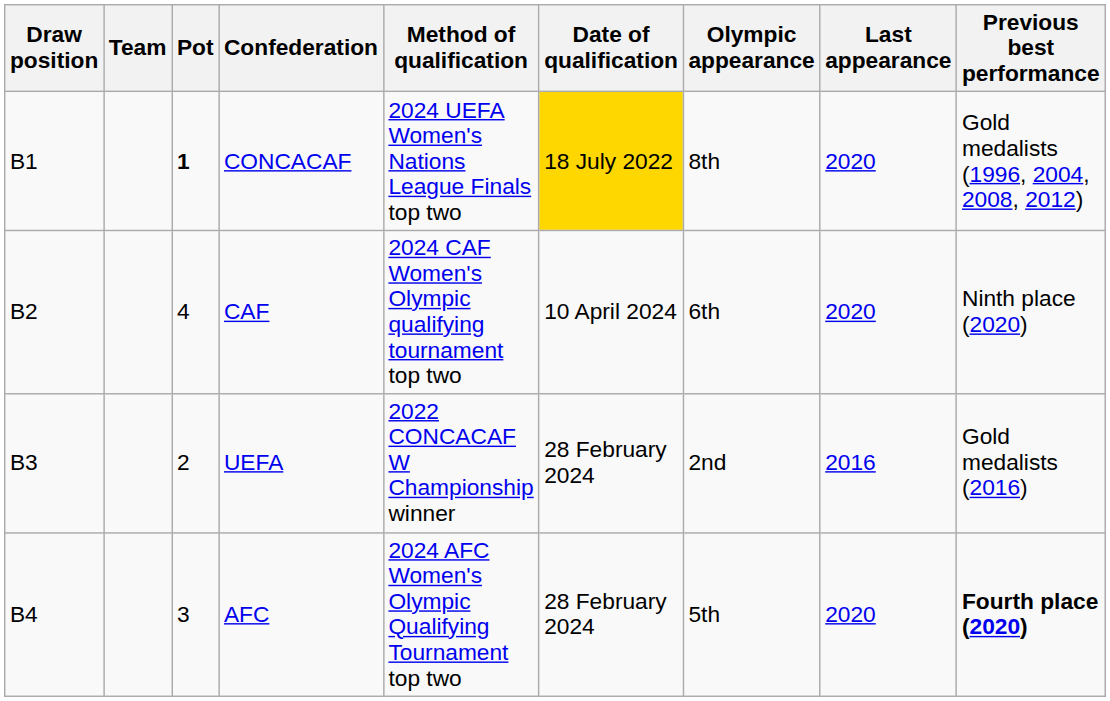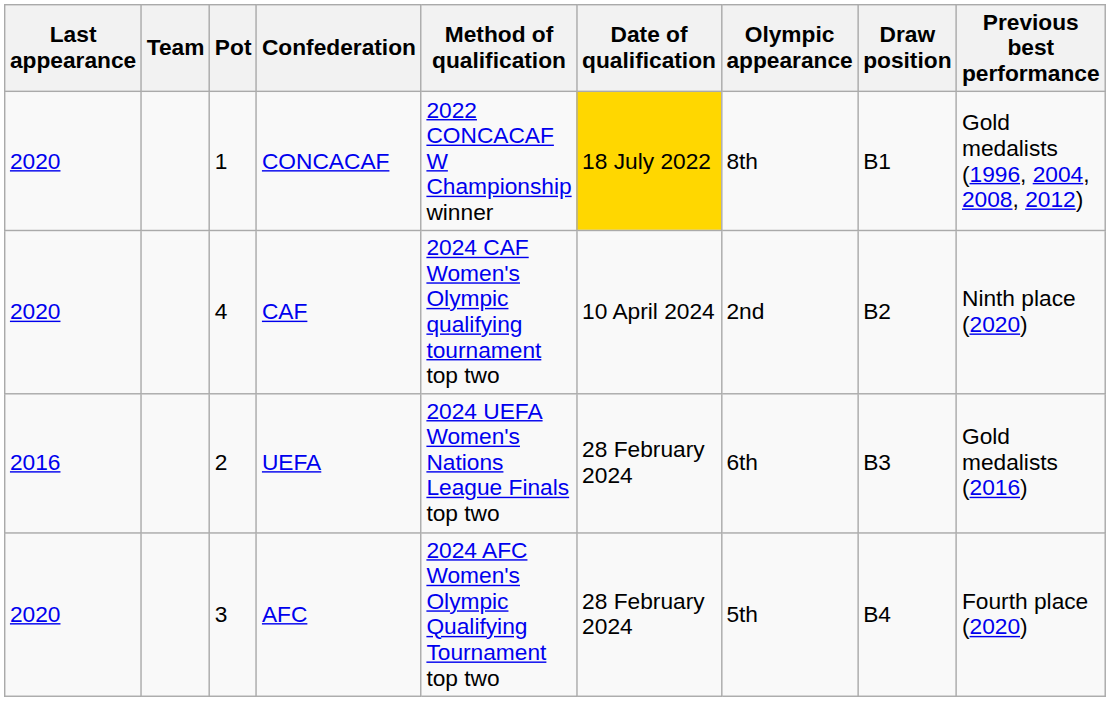columns swapped: (54, 48) <-> (888, 48)
(183, 160) bold -> (221, 160) normal
(460, 160) 2024 UEFA Women's Nations League Finals top two -> (499, 160) 2022 CONCACAF W Championship winner
(704, 311) 6th -> (745, 311) 2nd
(461, 462) 2022 CONCACAF W Championship winner -> (498, 462) 2024 UEFA Women's Nations League Finals top two
(707, 462) 2nd -> (742, 462) 6th
(1030, 613) bold -> (1025, 613) normal
